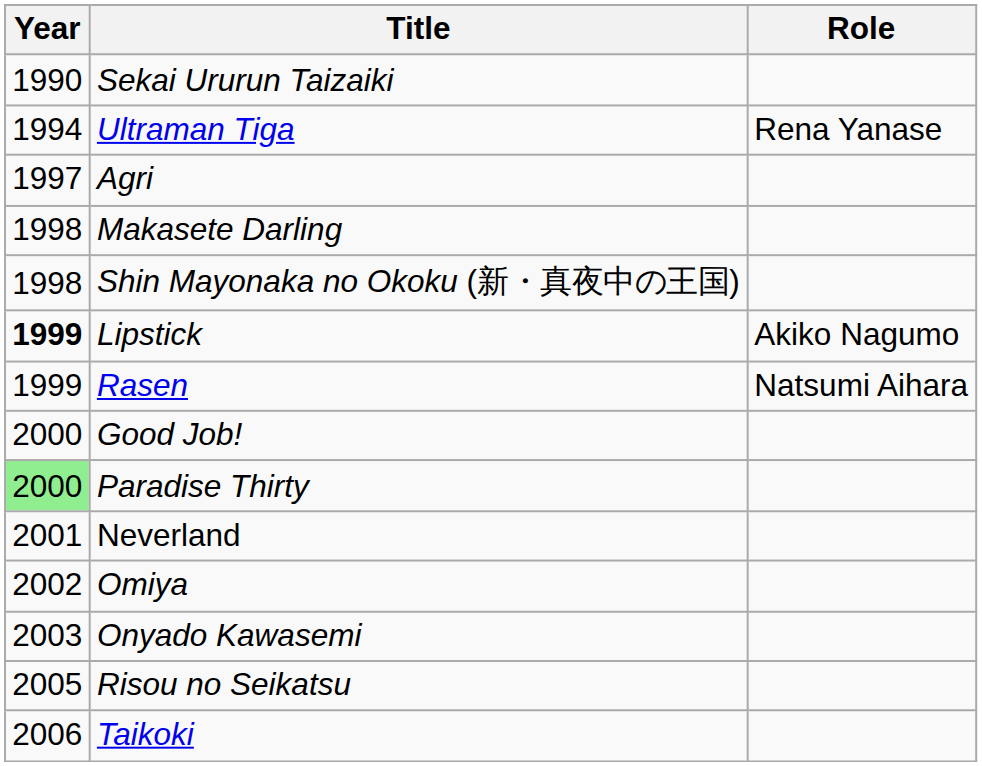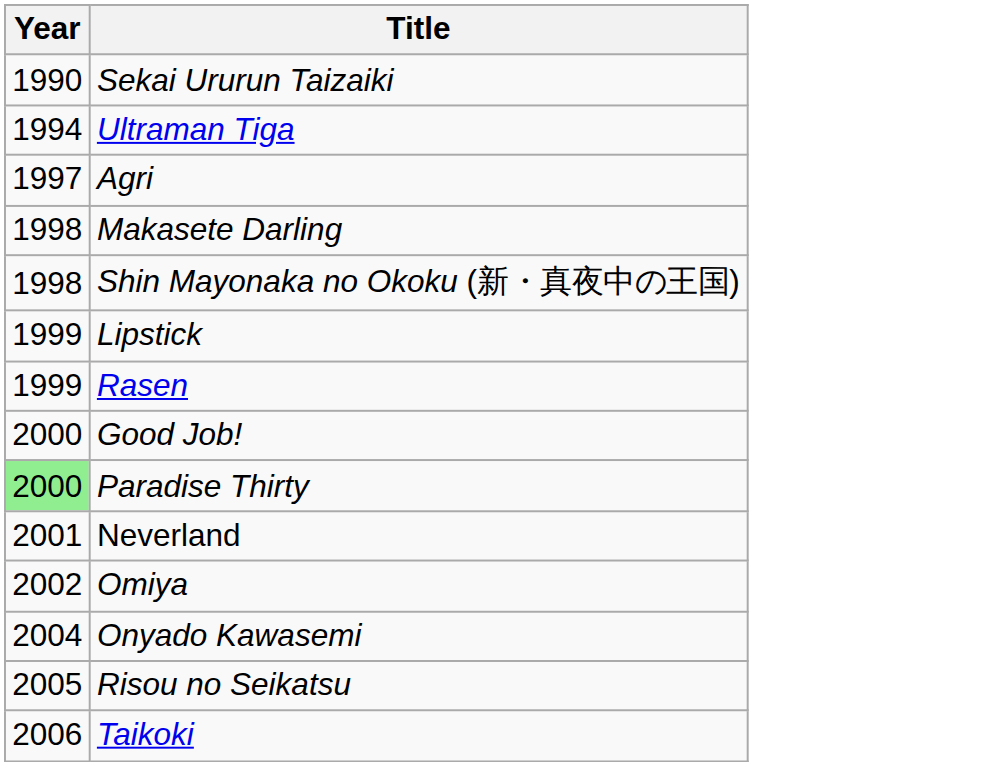- column: (861, 29)
(47, 335) bold -> (47, 335) normal
(47, 635) 2003 -> (47, 635) 2004
